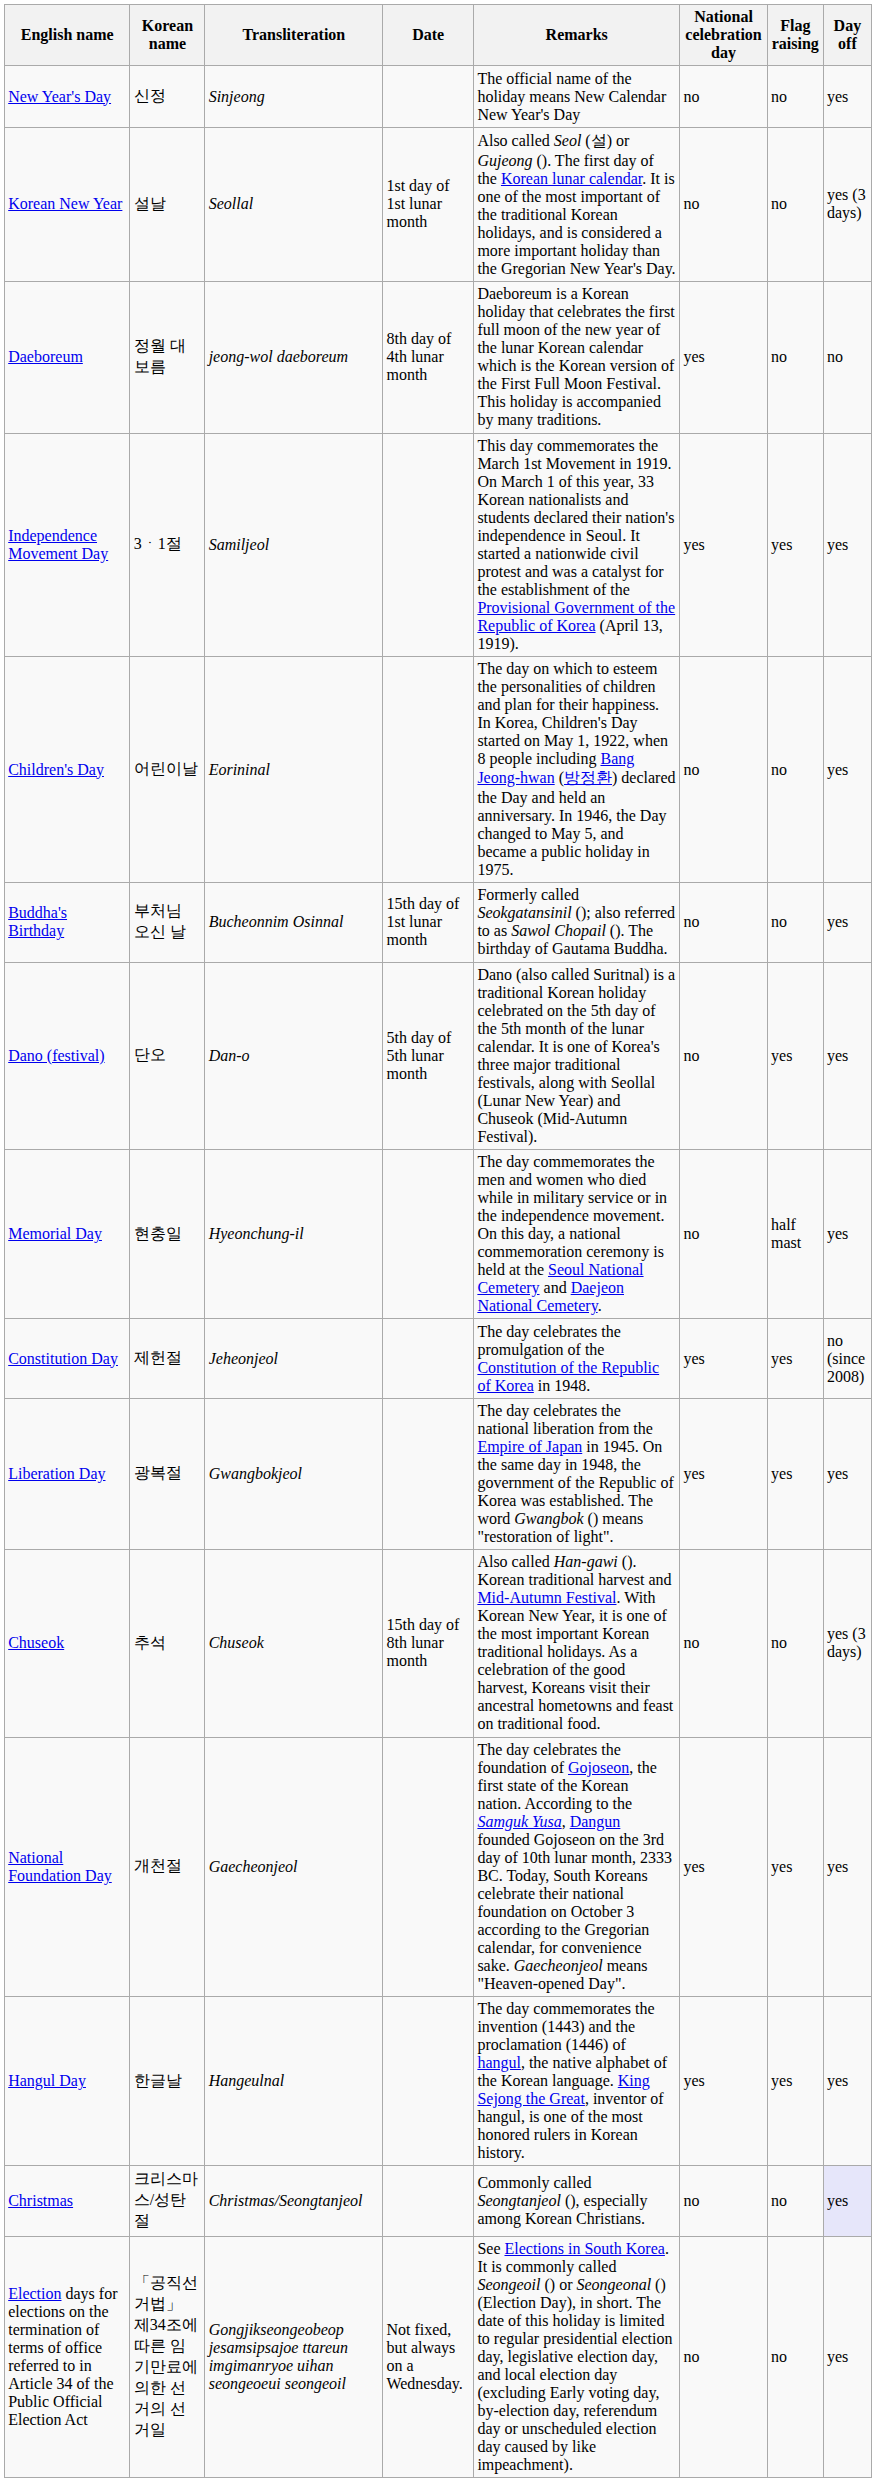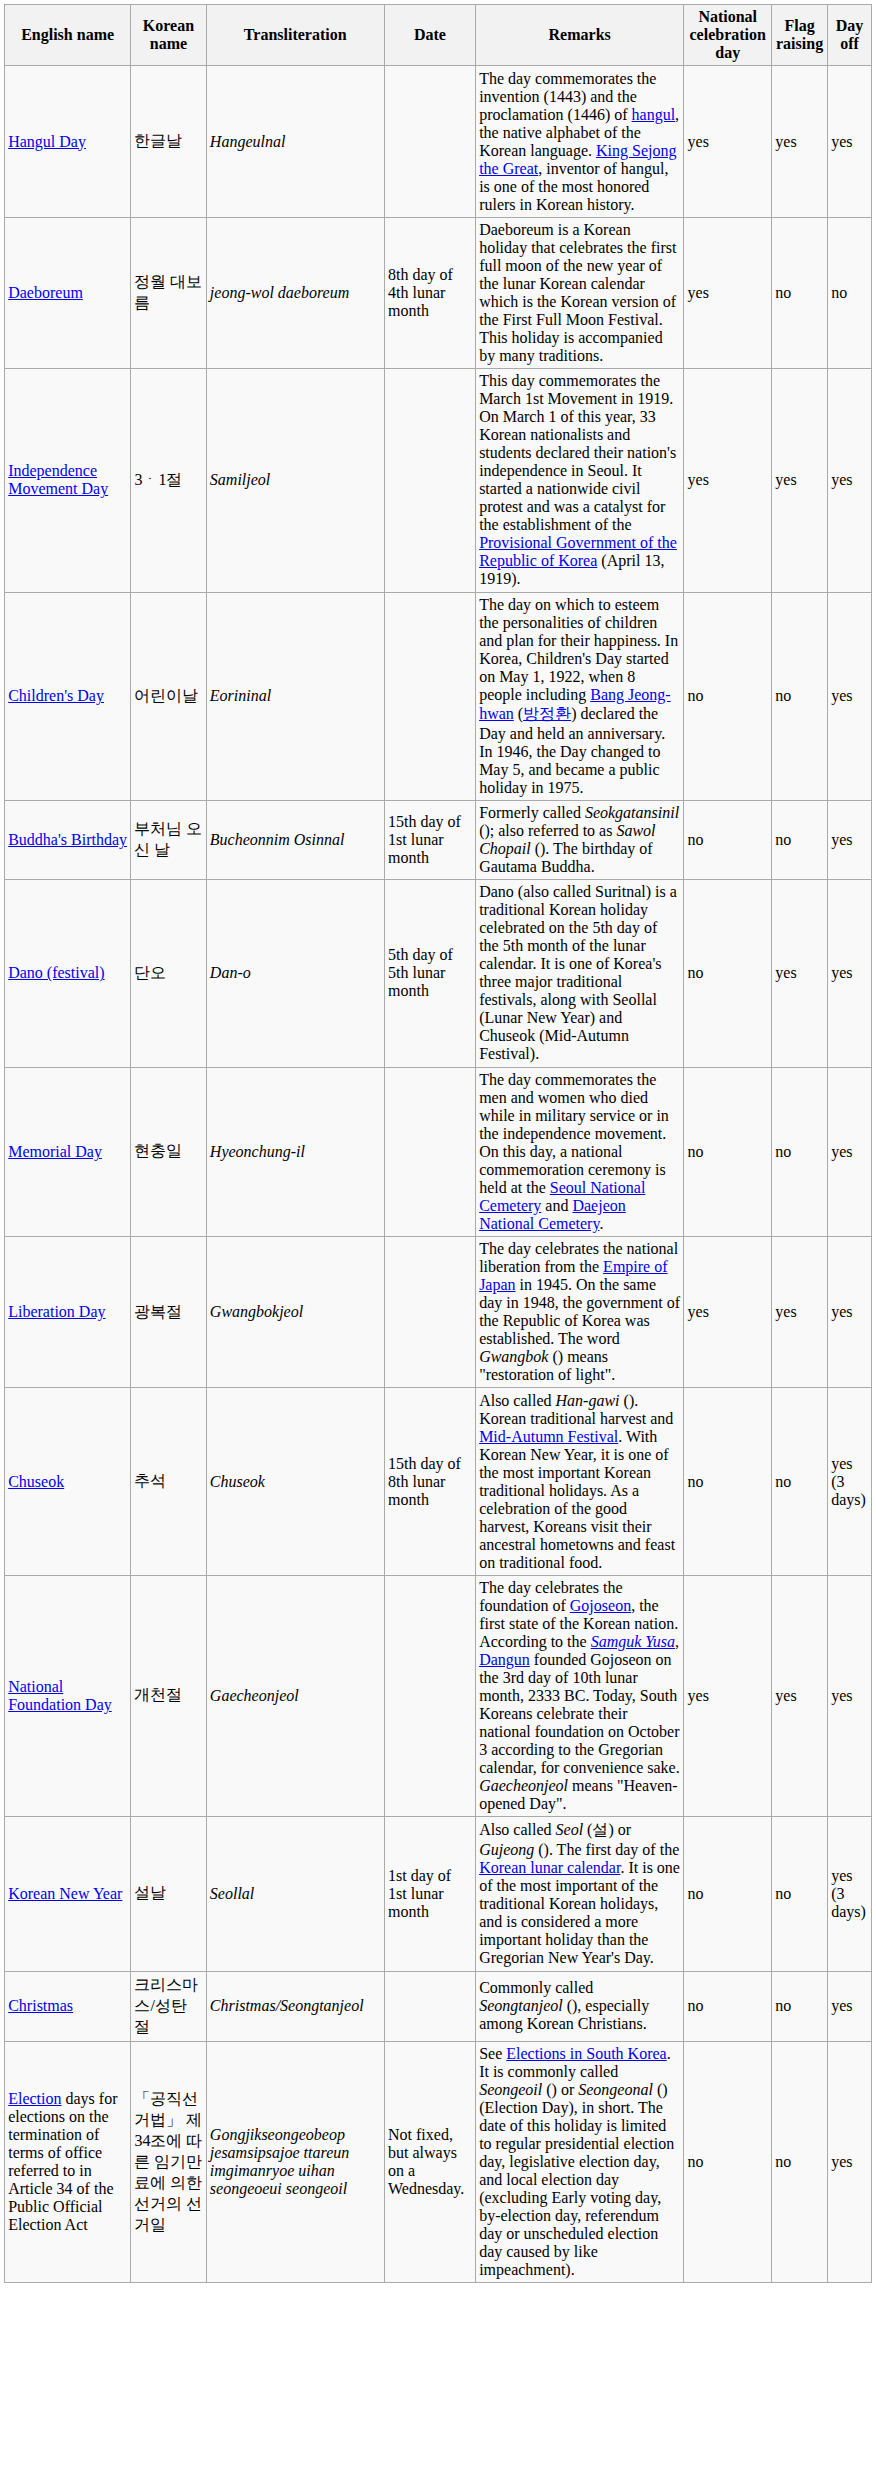- row: (60, 96)
rows swapped: (65, 204) <-> (47, 2081)
(786, 1234) half mast -> (783, 1151) no
- row: (63, 1358)
(838, 2200) lavender background -> (842, 2006) no background
